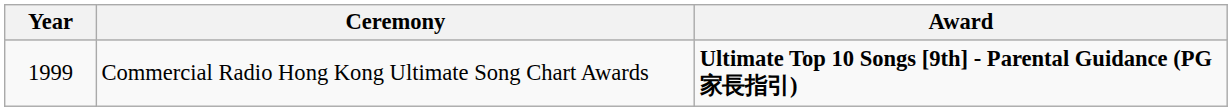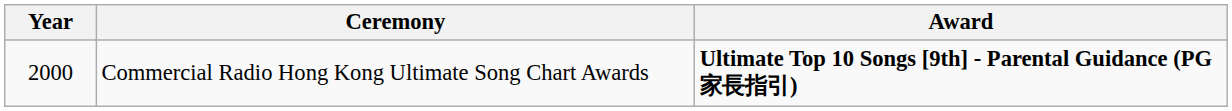(50, 72) 1999 -> (50, 72) 2000
